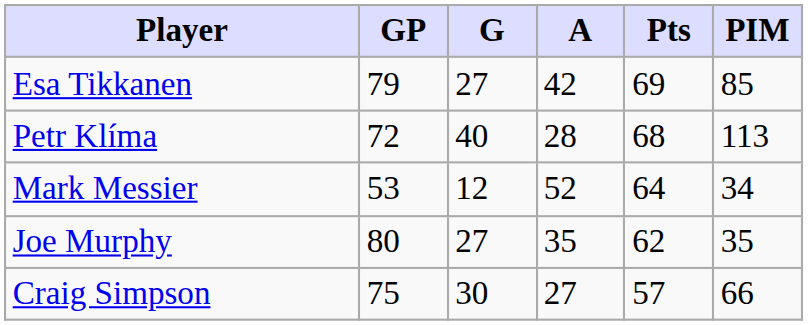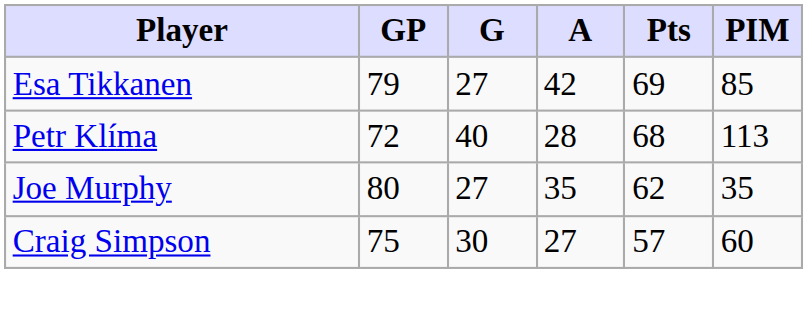- row: (105, 188)
(737, 293) 66 -> (737, 240) 60
